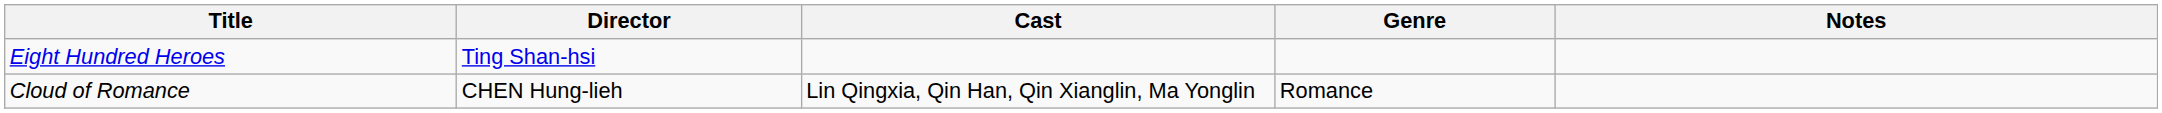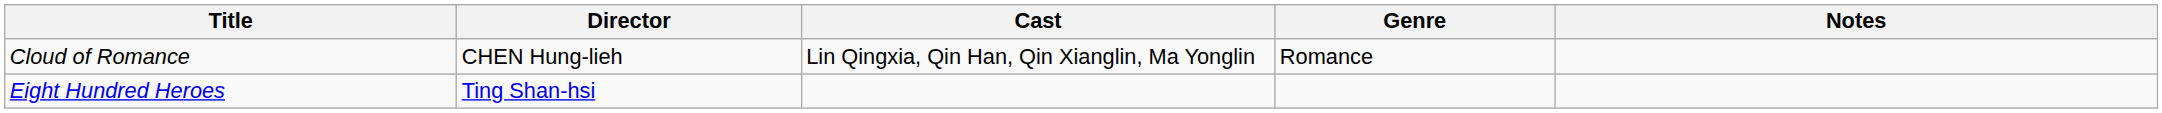rows swapped: (117, 56) <-> (100, 90)
